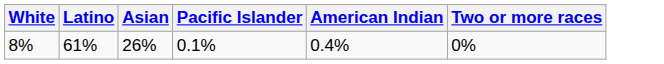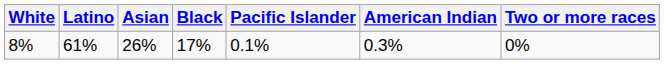+ column: (200, 18)
(330, 45) 0.4% -> (383, 45) 0.3%
